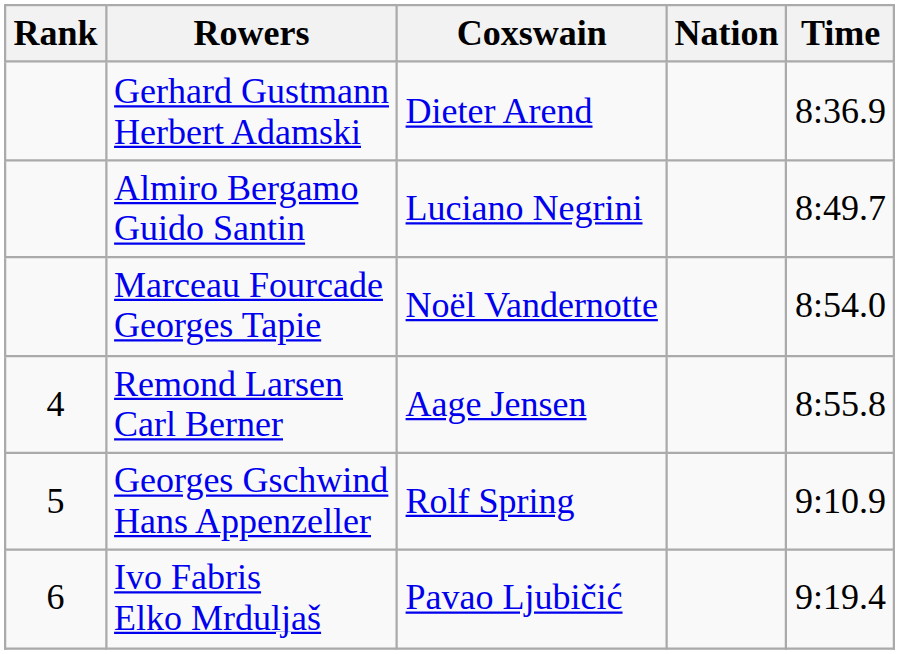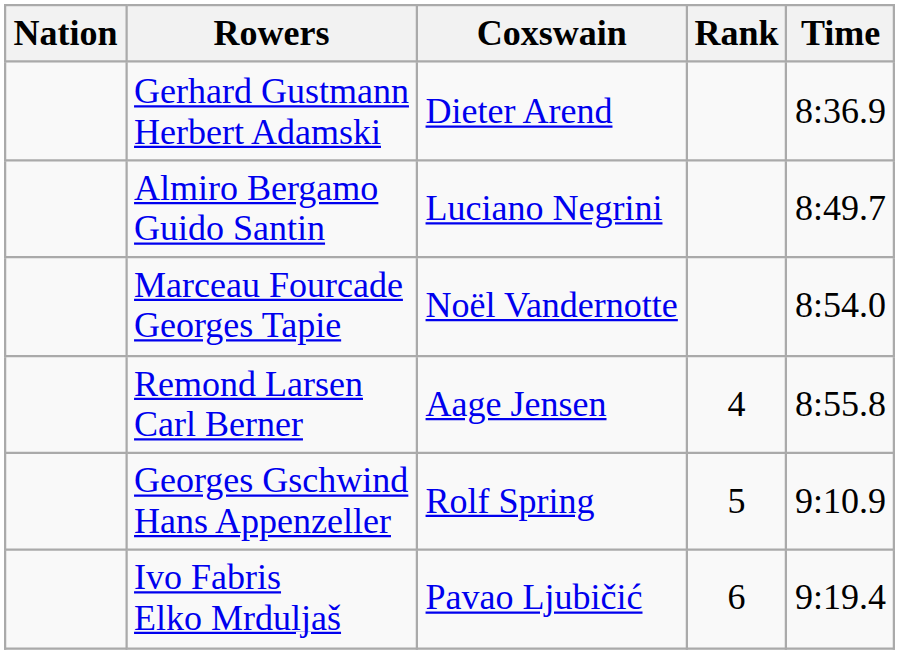columns swapped: (55, 33) <-> (726, 33)
